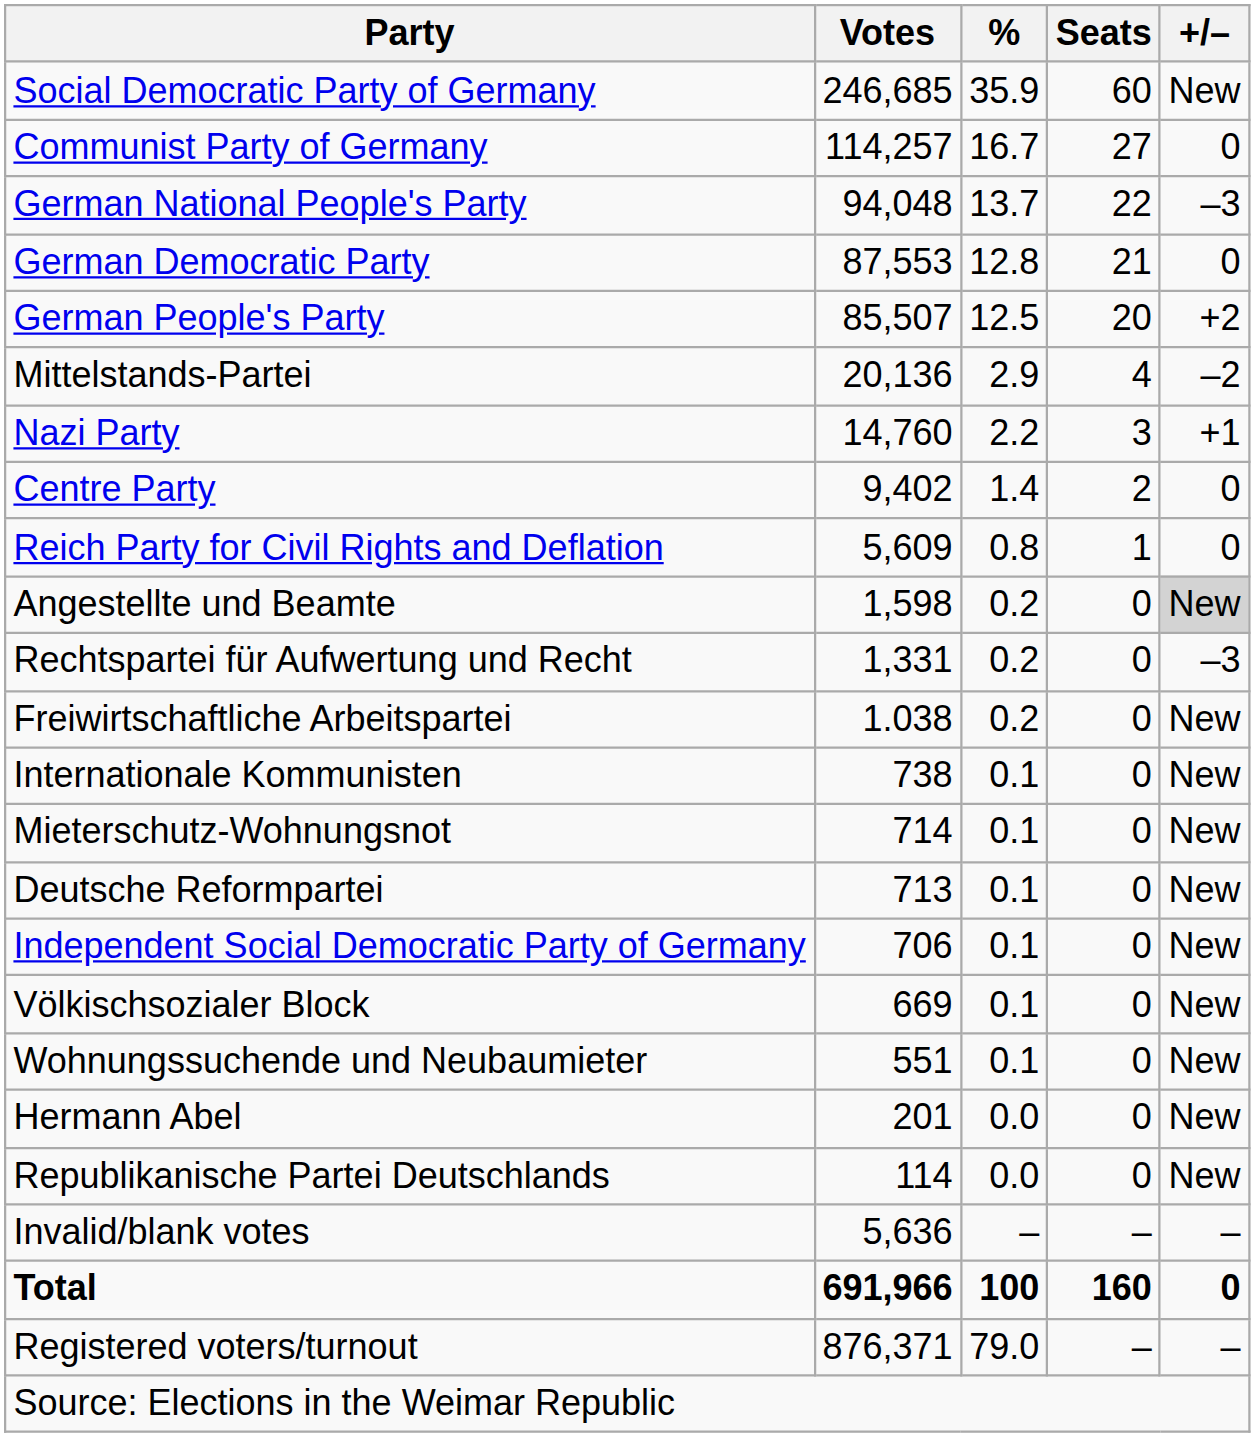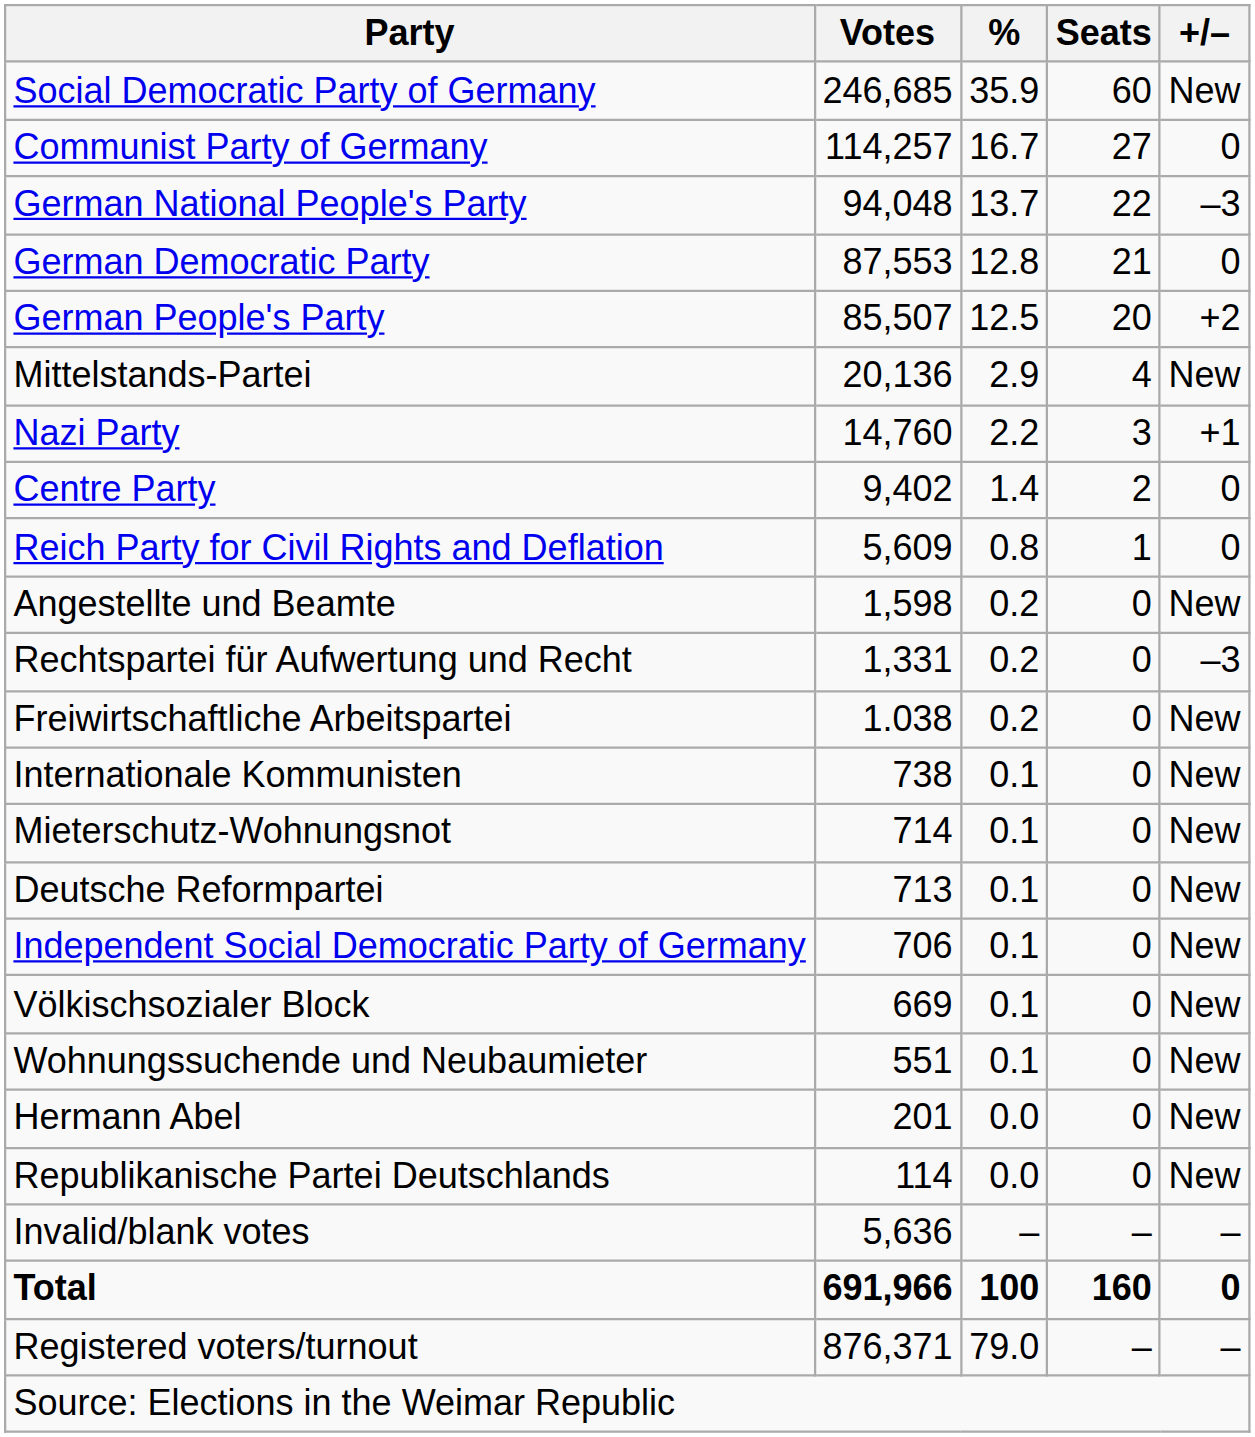(1220, 375) –2 -> (1204, 375) New
(1204, 603) lightgrey background -> (1204, 603) no background
